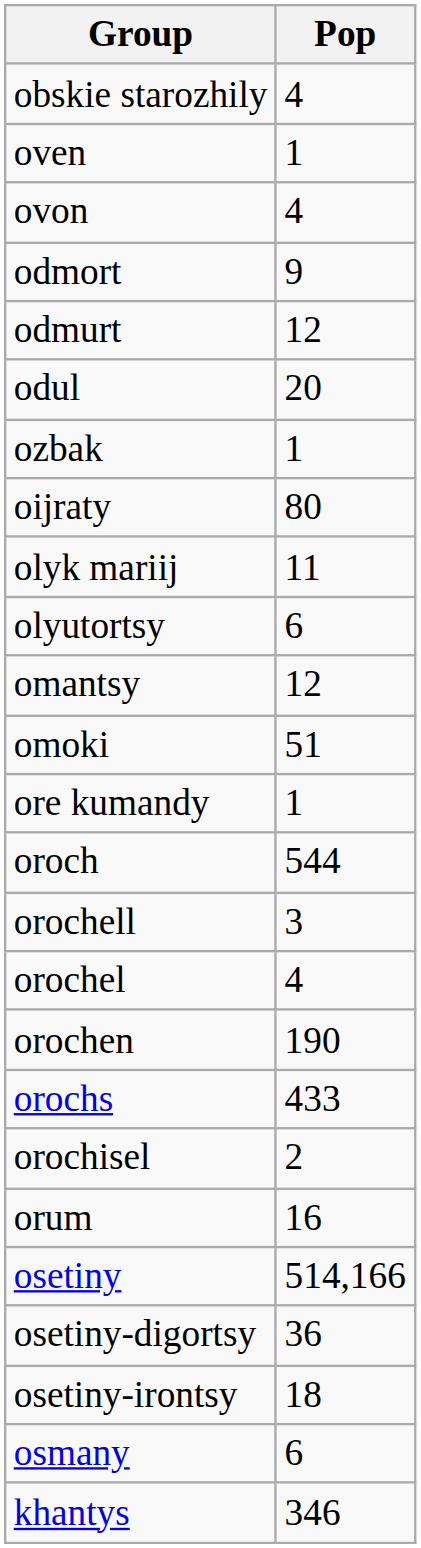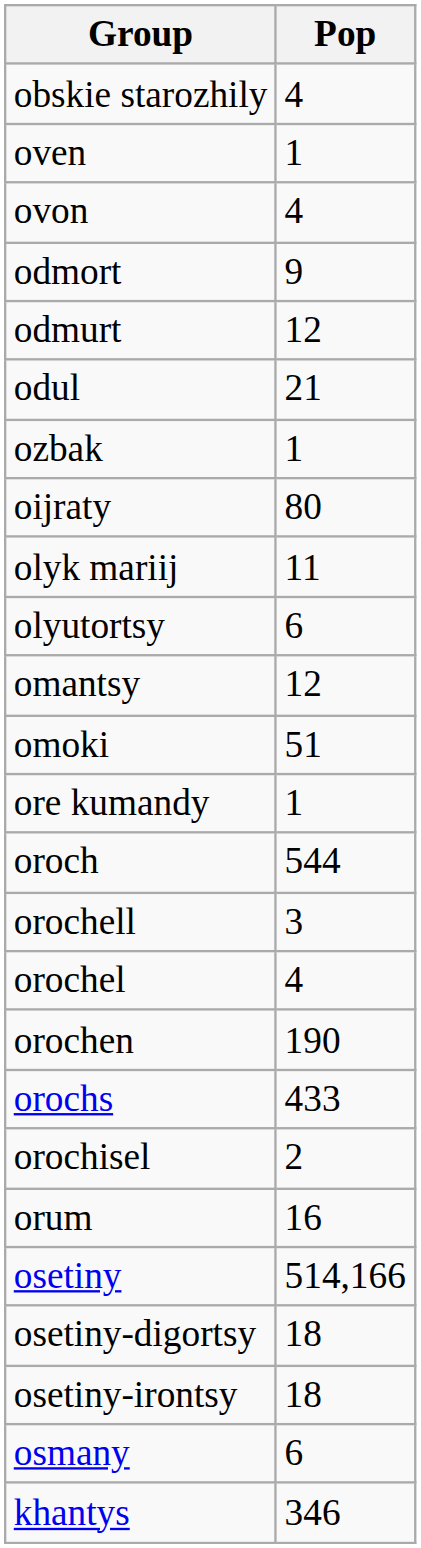(303, 388) 20 -> (303, 388) 21
(303, 1334) 36 -> (303, 1334) 18
